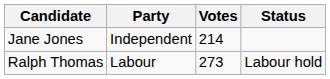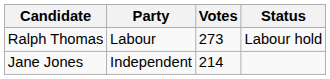rows swapped: (56, 62) <-> (46, 39)
